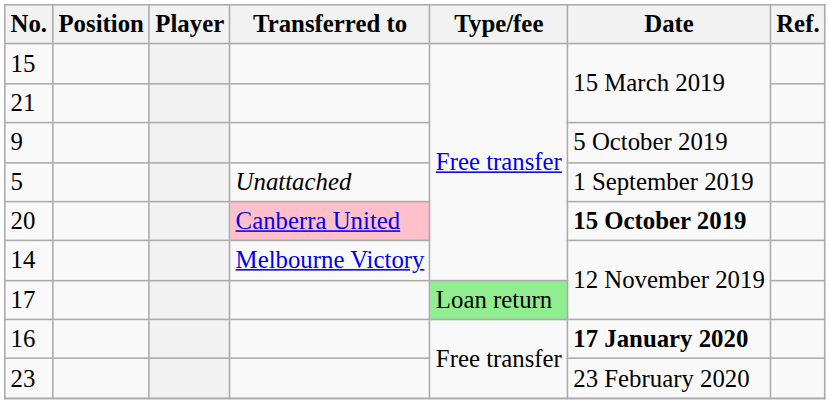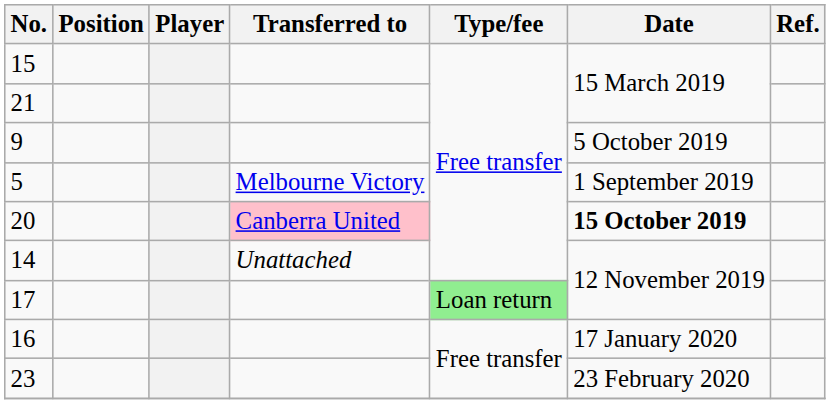(293, 181) Unattached -> (330, 181) Melbourne Victory
(330, 260) Melbourne Victory -> (293, 260) Unattached
(661, 338) bold -> (655, 338) normal
